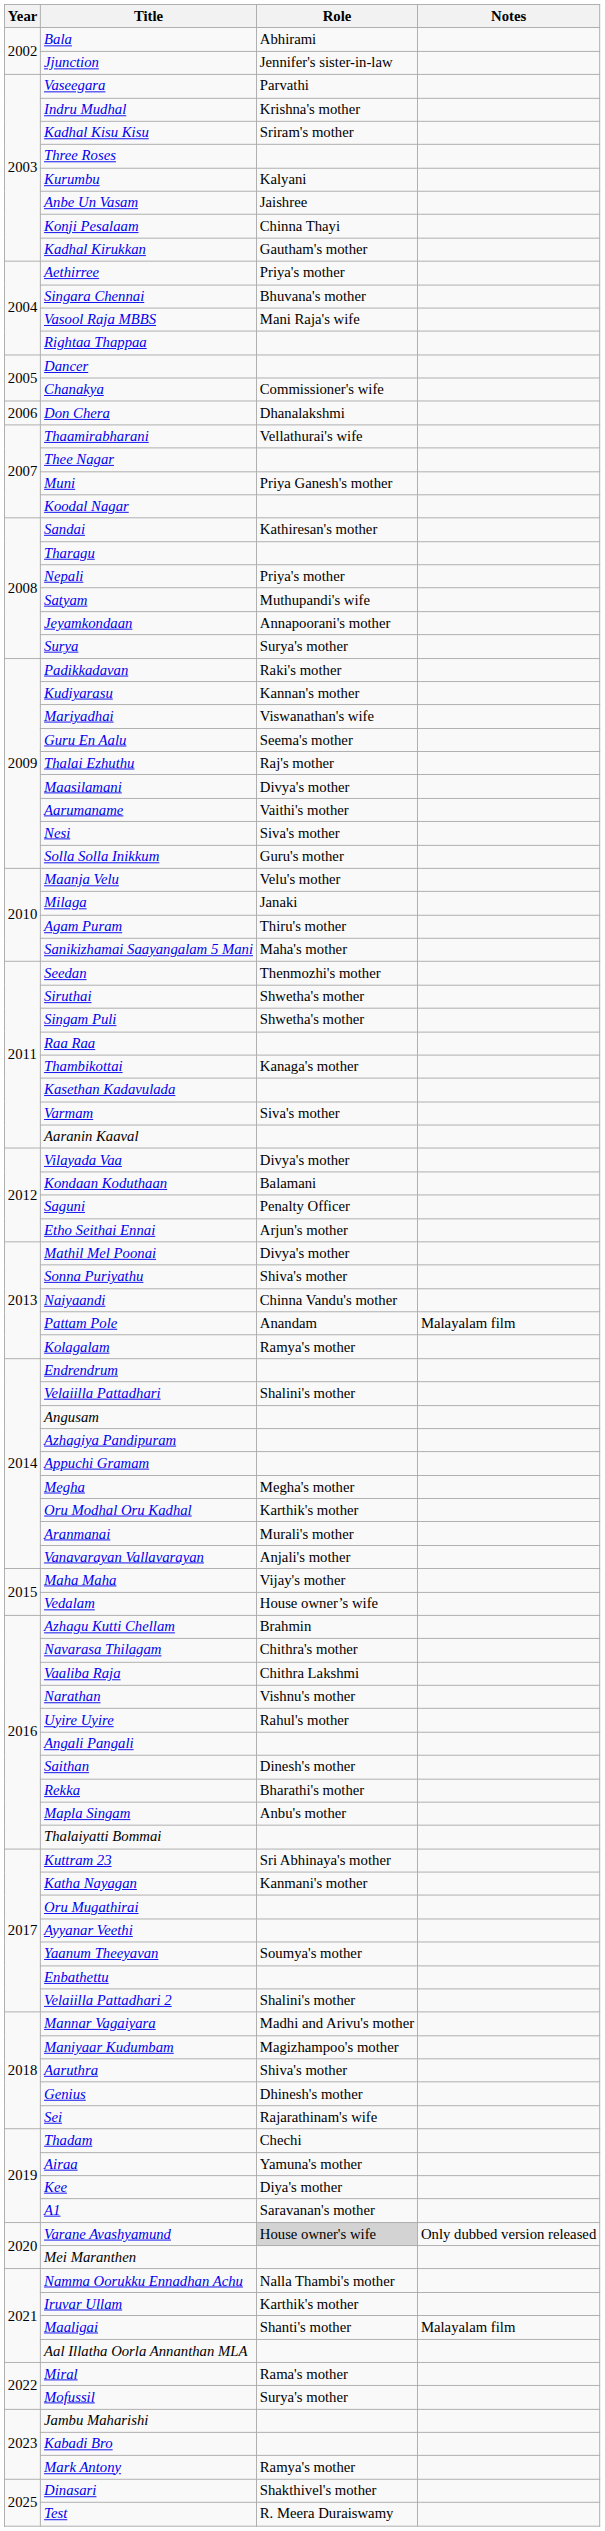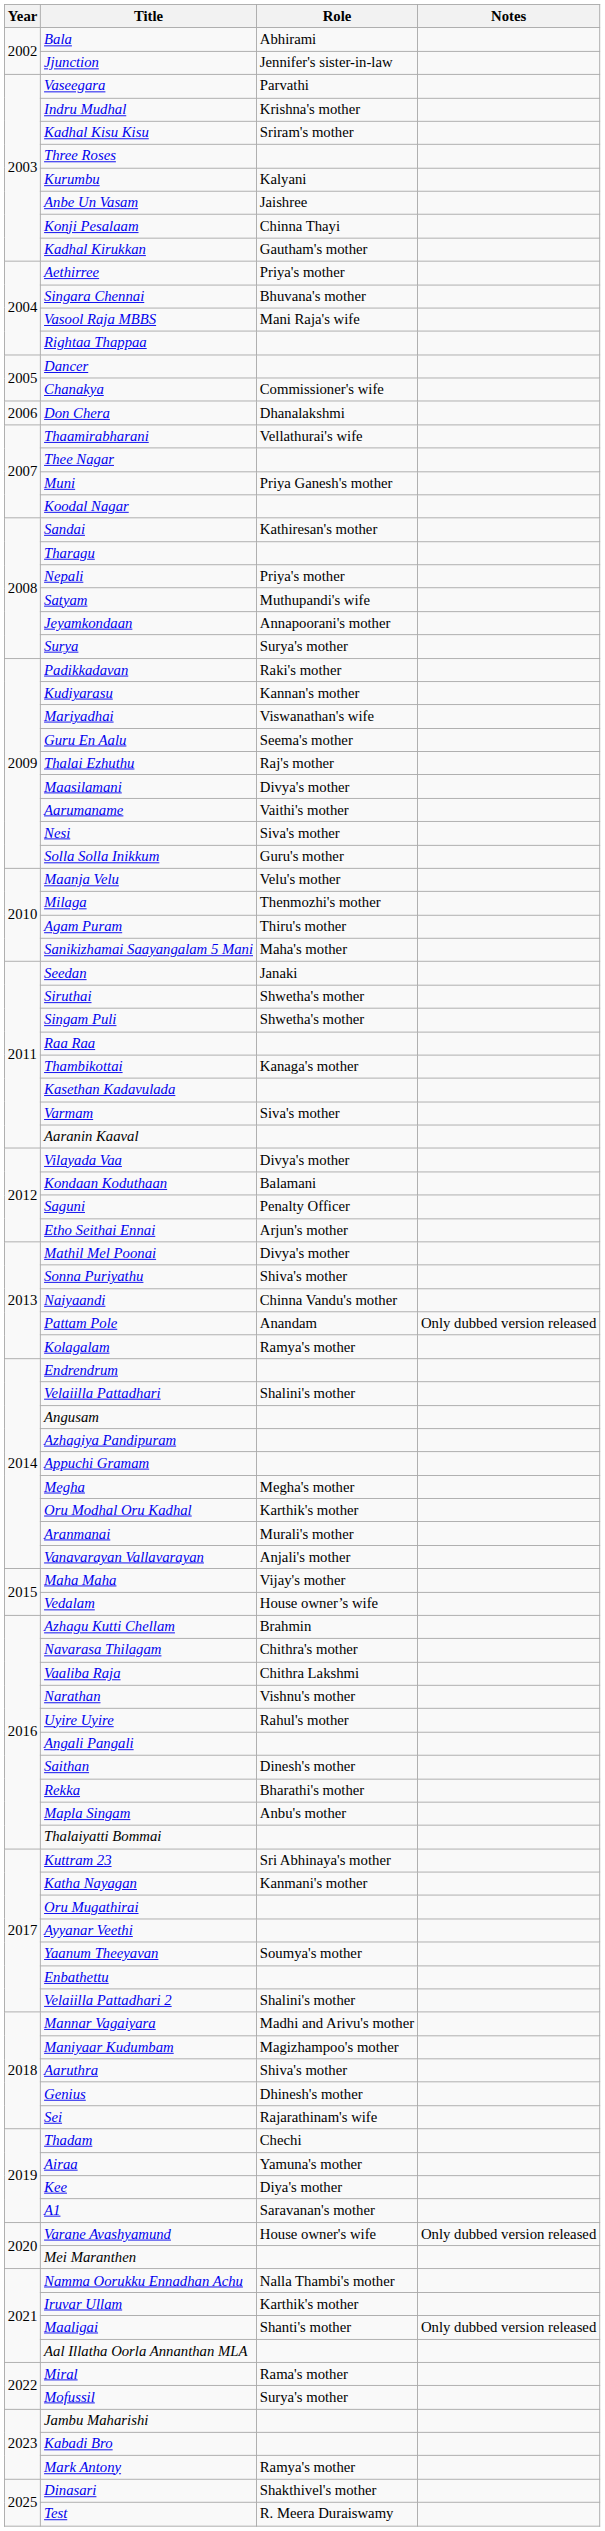(279, 903) Janaki -> (320, 903) Thenmozhi's mother
(320, 973) Thenmozhi's mother -> (279, 973) Janaki
(468, 1323) Malayalam film -> (509, 1323) Only dubbed version released
(318, 2233) lightgrey background -> (318, 2233) no background
(468, 2327) Malayalam film -> (509, 2327) Only dubbed version released
